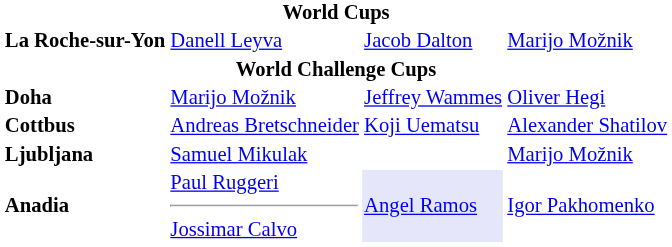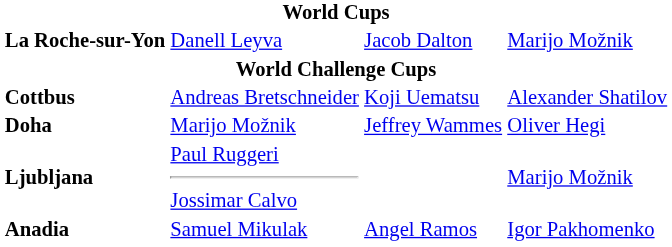rows swapped: (40, 125) <-> (28, 97)
(239, 154) Samuel Mikulak -> (265, 177) Paul Ruggeri Jossimar Calvo
(265, 205) Paul Ruggeri Jossimar Calvo -> (239, 229) Samuel Mikulak
(421, 205) lavender background -> (421, 229) no background
